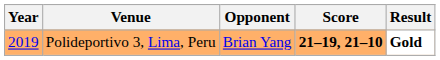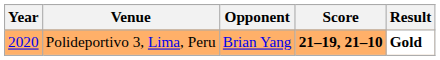(23, 42) 2019 -> (23, 42) 2020
